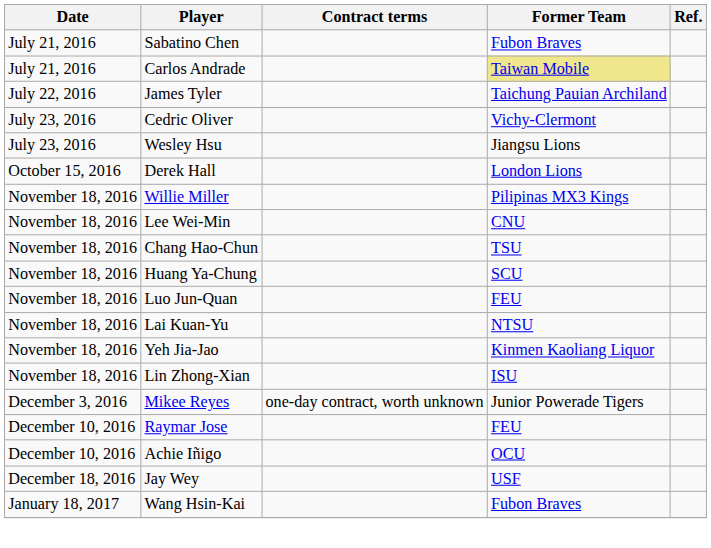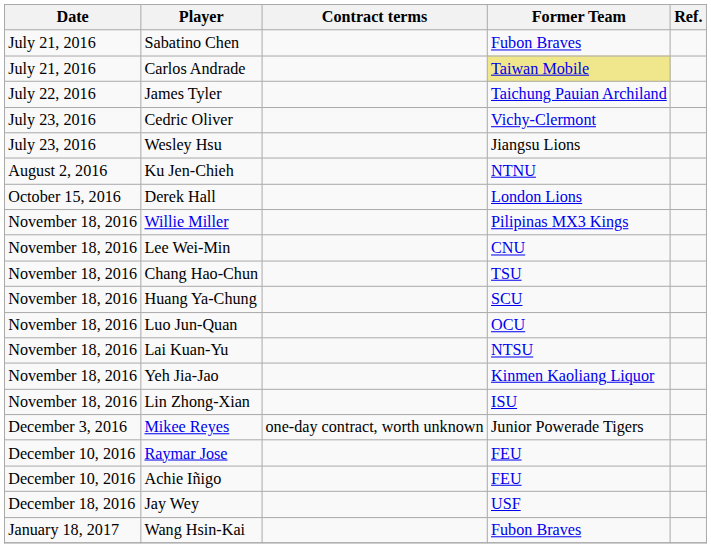+ row: (189, 171)
(506, 299) FEU -> (508, 324) OCU
(508, 453) OCU -> (506, 478) FEU
